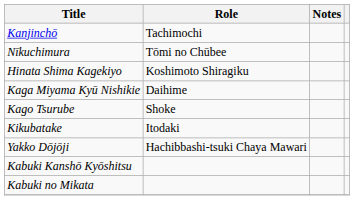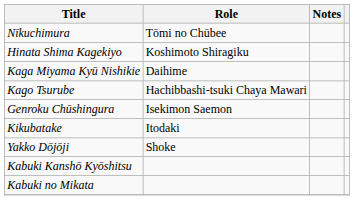- row: (32, 33)
(161, 109) Shoke -> (226, 90) Hachibbashi-tsuki Chaya Mawari
+ row: (61, 109)
(226, 147) Hachibbashi-tsuki Chaya Mawari -> (161, 147) Shoke
